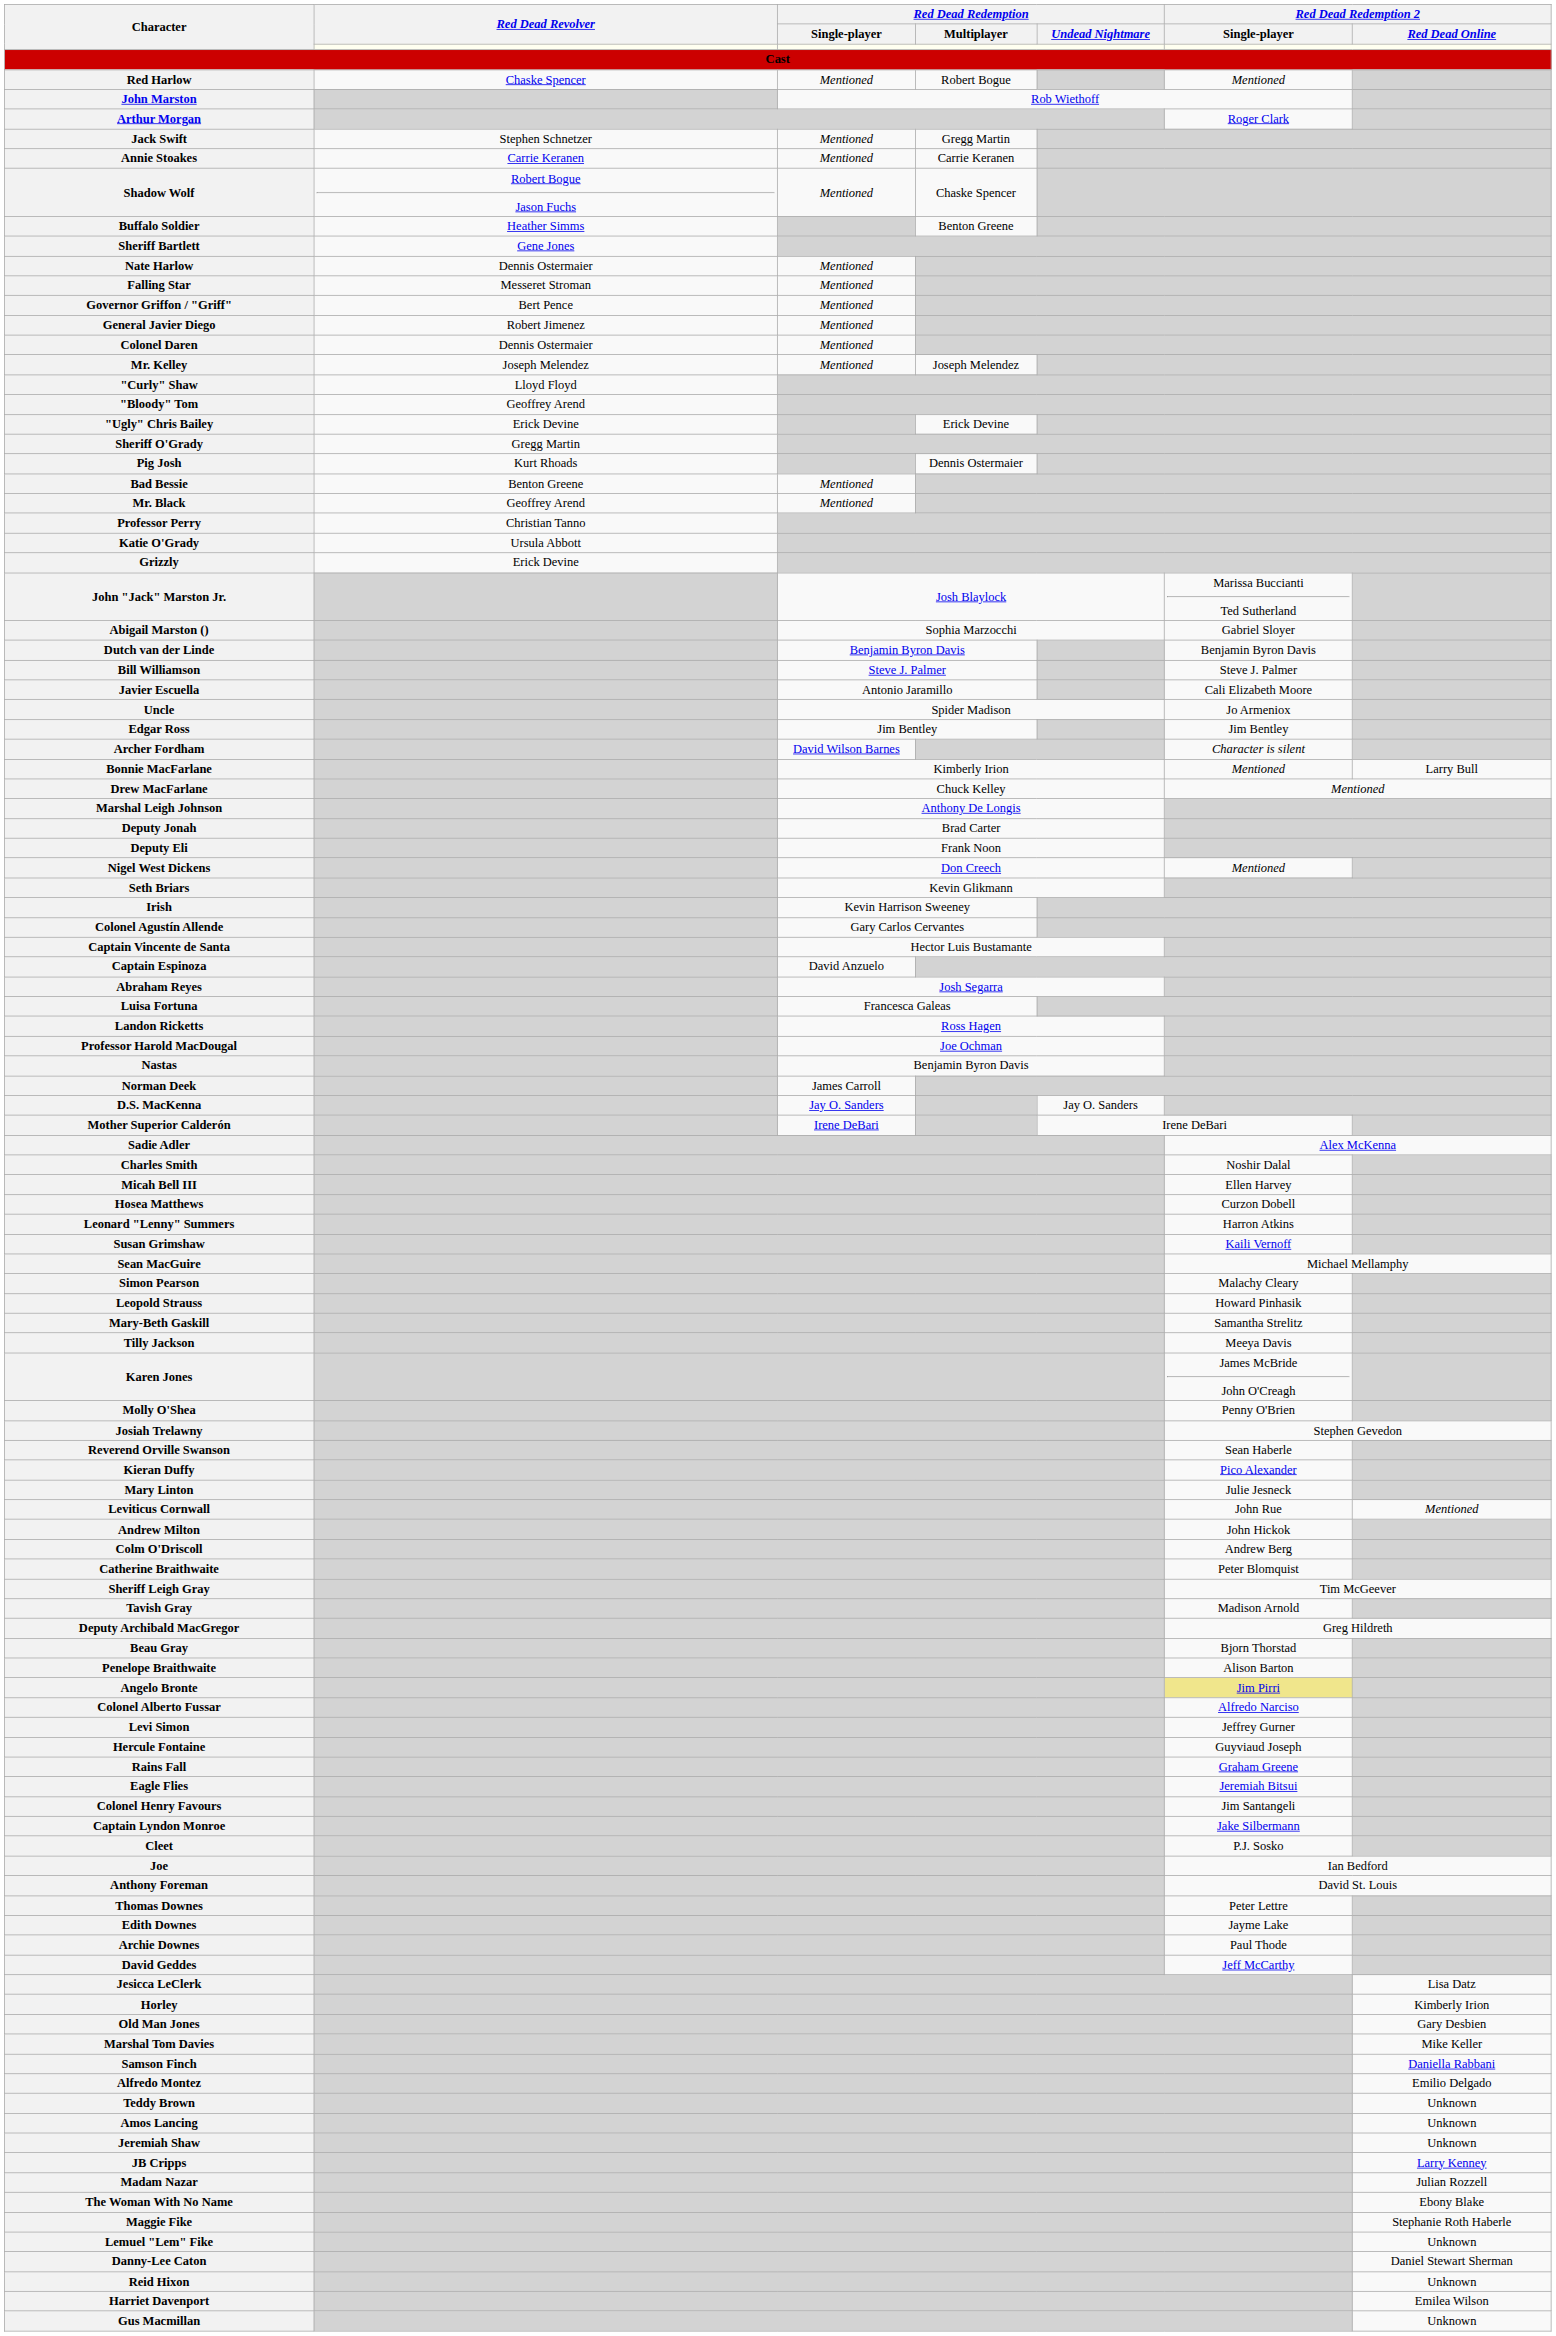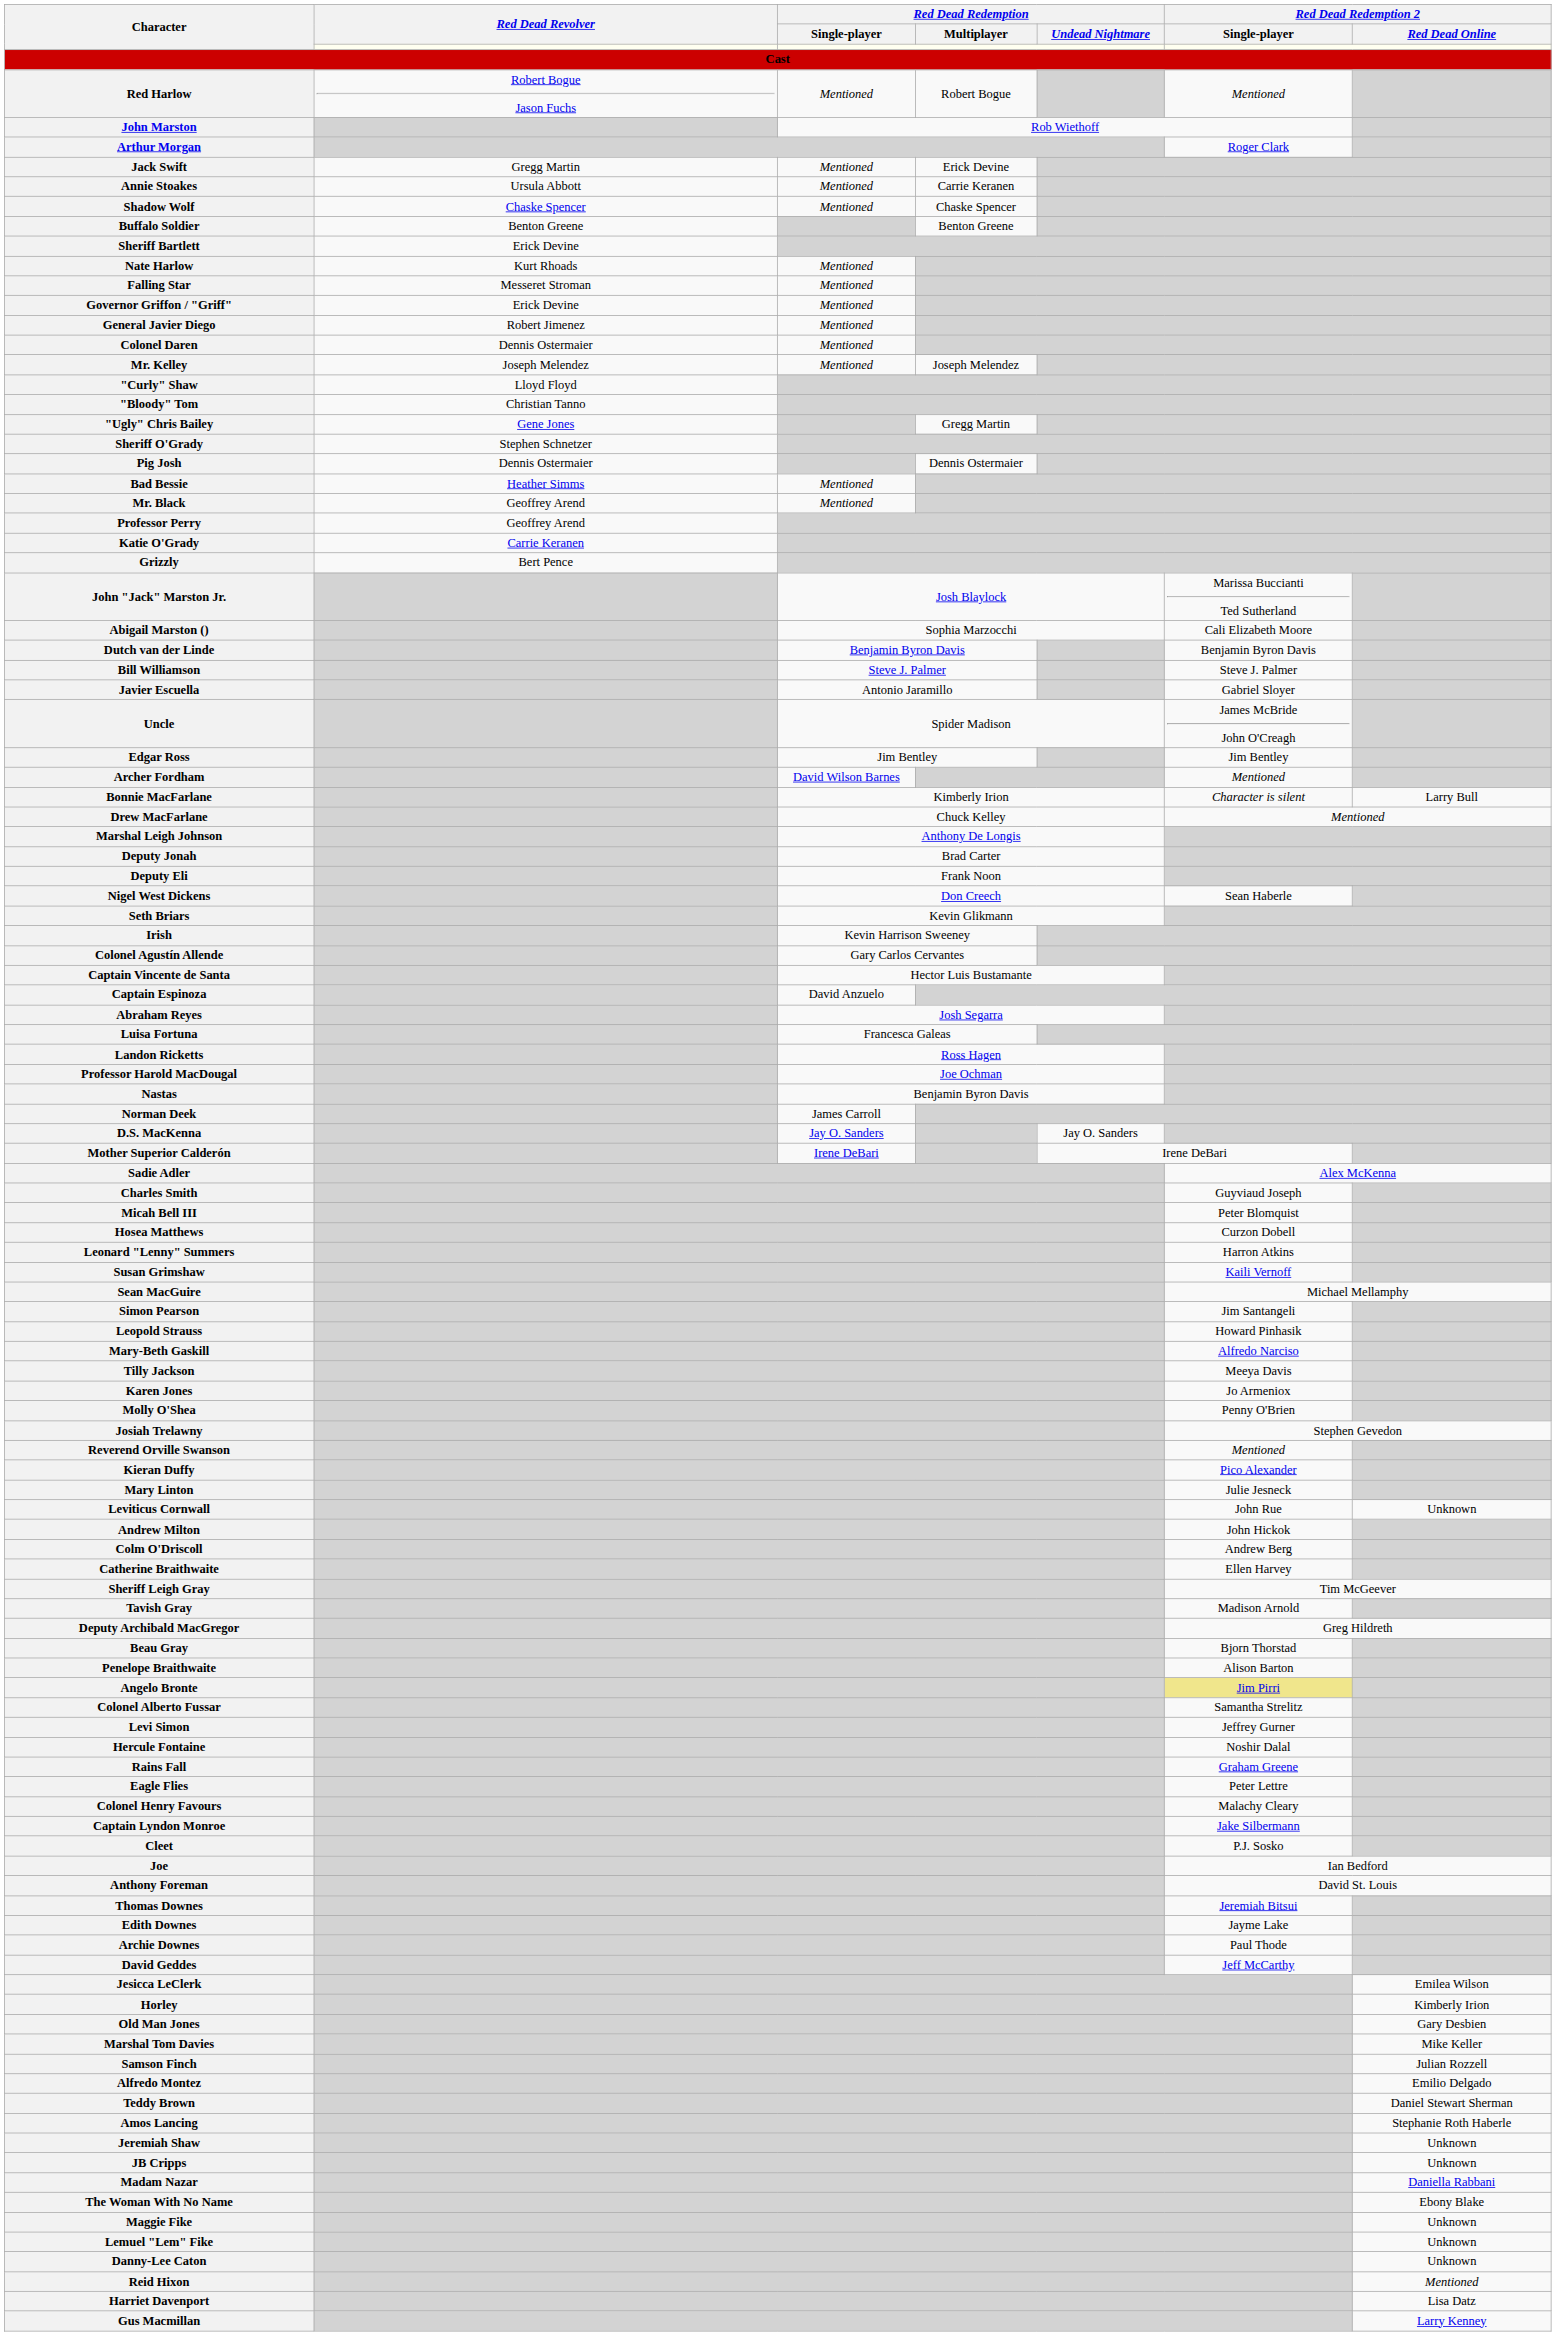(546, 79) Chaske Spencer -> (546, 93) Robert Bogue Jason Fuchs
(546, 138) Stephen Schnetzer -> (546, 166) Gregg Martin
(976, 138) Gregg Martin -> (976, 166) Erick Devine
(546, 158) Carrie Keranen -> (546, 186) Ursula Abbott
(546, 192) Robert Bogue Jason Fuchs -> (546, 206) Chaske Spencer
(546, 226) Heather Simms -> (546, 226) Benton Greene
(546, 246) Gene Jones -> (546, 246) Erick Devine
(546, 265) Dennis Ostermaier -> (546, 265) Kurt Rhoads
(546, 305) Bert Pence -> (546, 305) Erick Devine
(546, 404) Geoffrey Arend -> (546, 404) Christian Tanno
(546, 424) Erick Devine -> (546, 424) Gene Jones
(976, 424) Erick Devine -> (976, 424) Gregg Martin
(546, 444) Gregg Martin -> (546, 444) Stephen Schnetzer
(546, 463) Kurt Rhoads -> (546, 463) Dennis Ostermaier
(546, 483) Benton Greene -> (546, 483) Heather Simms
(546, 523) Christian Tanno -> (546, 523) Geoffrey Arend
(546, 543) Ursula Abbott -> (546, 543) Carrie Keranen
(546, 562) Erick Devine -> (546, 562) Bert Pence
(1258, 630) Gabriel Sloyer -> (1258, 630) Cali Elizabeth Moore
(1258, 689) Cali Elizabeth Moore -> (1258, 689) Gabriel Sloyer
(1258, 709) Jo Armeniox -> (1258, 723) James McBride John O'Creagh
(1258, 749) Character is silent -> (1258, 777) Mentioned
(1258, 769) Mentioned -> (1258, 797) Character is silent
(1258, 868) Mentioned -> (1258, 896) Sean Haberle
(1258, 1164) Noshir Dalal -> (1258, 1192) Guyviaud Joseph
(1258, 1184) Ellen Harvey -> (1258, 1212) Peter Blomquist
(1258, 1283) Malachy Cleary -> (1258, 1311) Jim Santangeli
(1258, 1323) Samantha Strelitz -> (1258, 1351) Alfredo Narciso
(1258, 1376) James McBride John O'Creagh -> (1258, 1390) Jo Armeniox
(1258, 1450) Sean Haberle -> (1258, 1450) Mentioned
(1452, 1509) Mentioned -> (1452, 1509) Unknown
(1258, 1569) Peter Blomquist -> (1258, 1569) Ellen Harvey
(1258, 1707) Alfredo Narciso -> (1258, 1707) Samantha Strelitz
(1258, 1747) Guyviaud Joseph -> (1258, 1747) Noshir Dalal
(1258, 1786) Jeremiah Bitsui -> (1258, 1786) Peter Lettre
(1258, 1806) Jim Santangeli -> (1258, 1806) Malachy Cleary
(1258, 1905) Peter Lettre -> (1258, 1905) Jeremiah Bitsui
(1452, 1984) Lisa Datz -> (1452, 1984) Emilea Wilson
(1452, 2063) Daniella Rabbani -> (1452, 2063) Julian Rozzell
(1452, 2103) Unknown -> (1452, 2103) Daniel Stewart Sherman
(1452, 2123) Unknown -> (1452, 2123) Stephanie Roth Haberle
(1452, 2162) Larry Kenney -> (1452, 2162) Unknown
(1452, 2182) Julian Rozzell -> (1452, 2182) Daniella Rabbani
(1452, 2222) Stephanie Roth Haberle -> (1452, 2222) Unknown
(1452, 2261) Daniel Stewart Sherman -> (1452, 2261) Unknown
(1452, 2281) Unknown -> (1452, 2281) Mentioned
(1452, 2301) Emilea Wilson -> (1452, 2301) Lisa Datz
(1452, 2321) Unknown -> (1452, 2321) Larry Kenney
